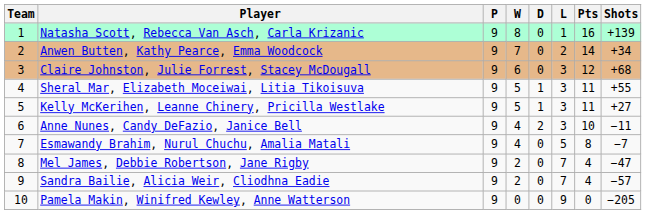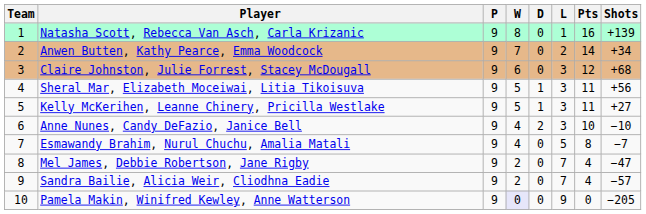(621, 88) +55 -> (621, 88) +56
(621, 126) −11 -> (621, 126) −10
(517, 200) no background -> (517, 200) lavender background
